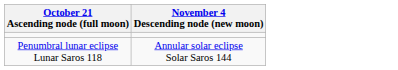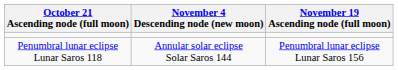+ column: (329, 18)
